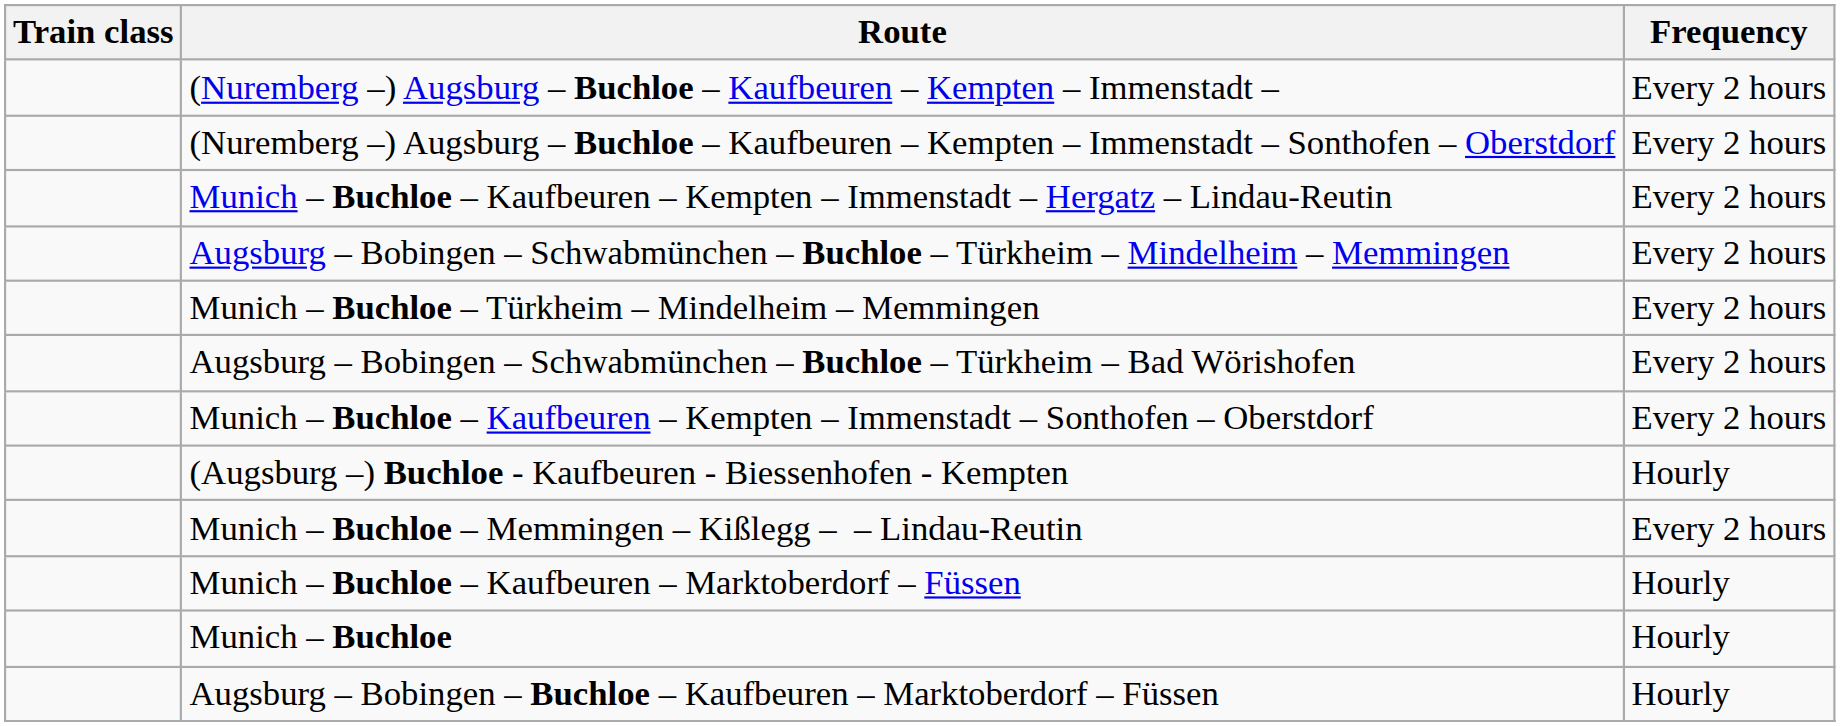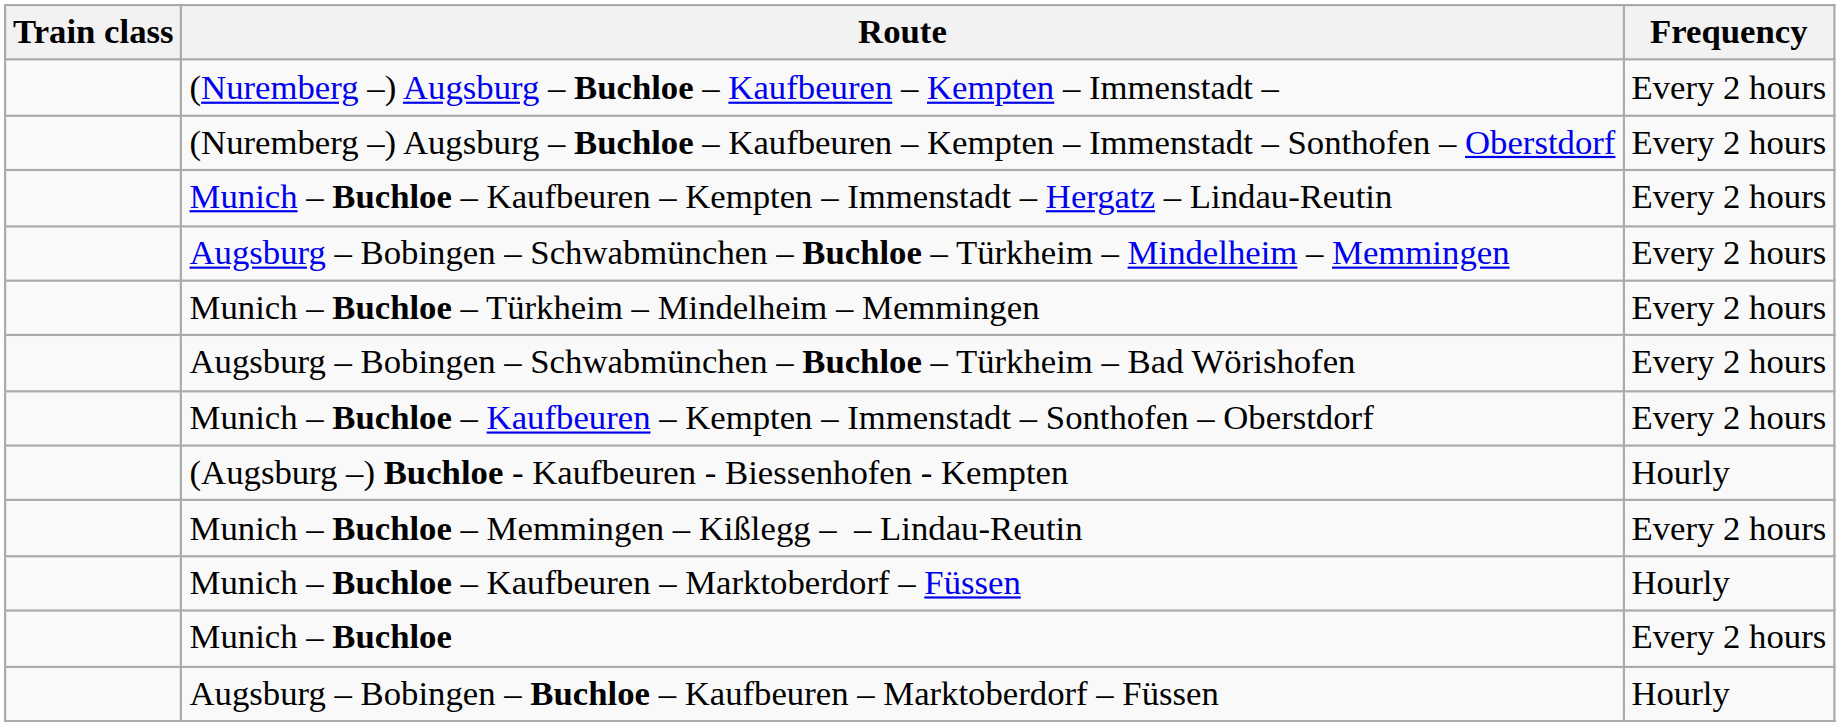(1681, 637) Hourly -> (1729, 637) Every 2 hours
